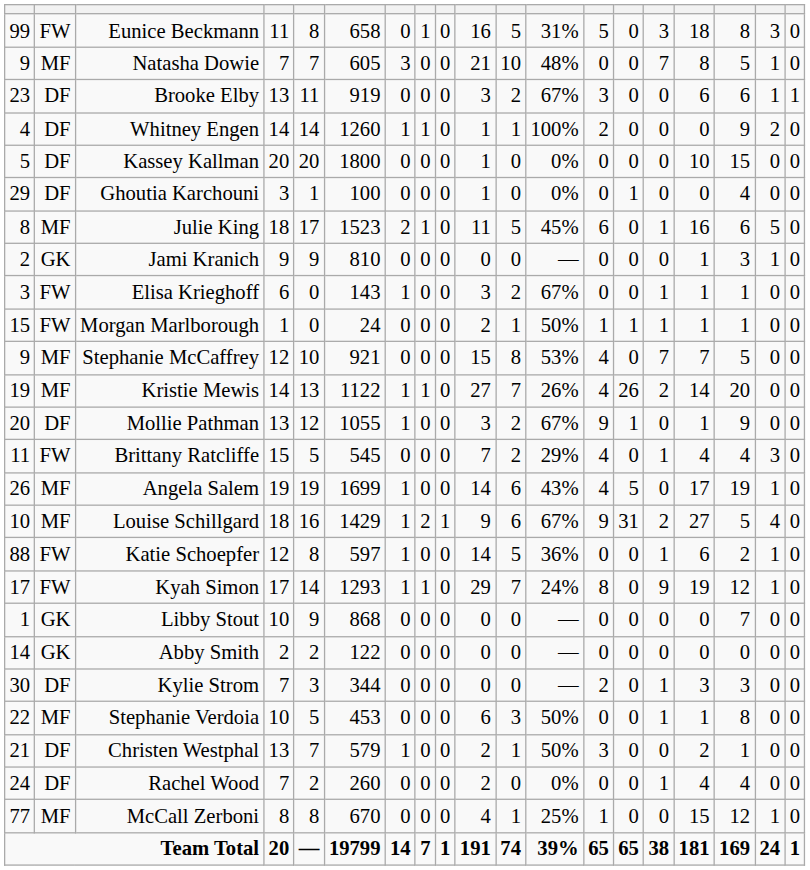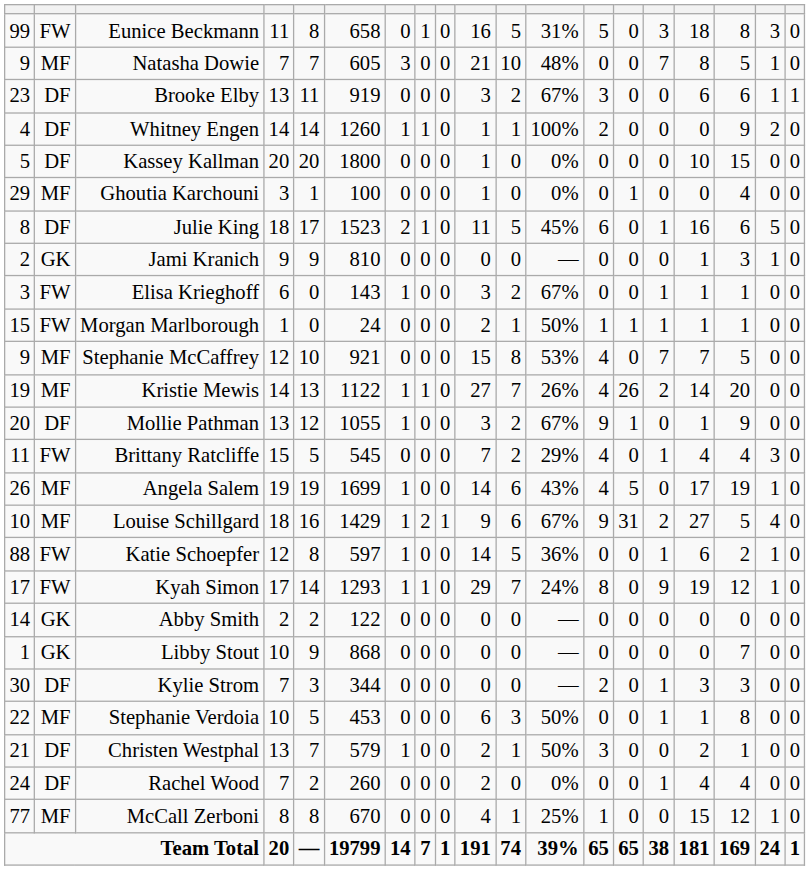(57, 194) DF -> (56, 194) MF
(56, 226) MF -> (57, 226) DF
rows swapped: (209, 652) <-> (210, 619)
